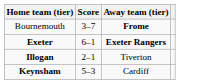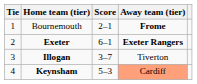+ column: (13, 11)
(88, 26) 3–7 -> (105, 26) 2–1
(88, 56) 2–1 -> (105, 56) 3–7
(136, 71) no background -> (153, 71) lightsalmon background
